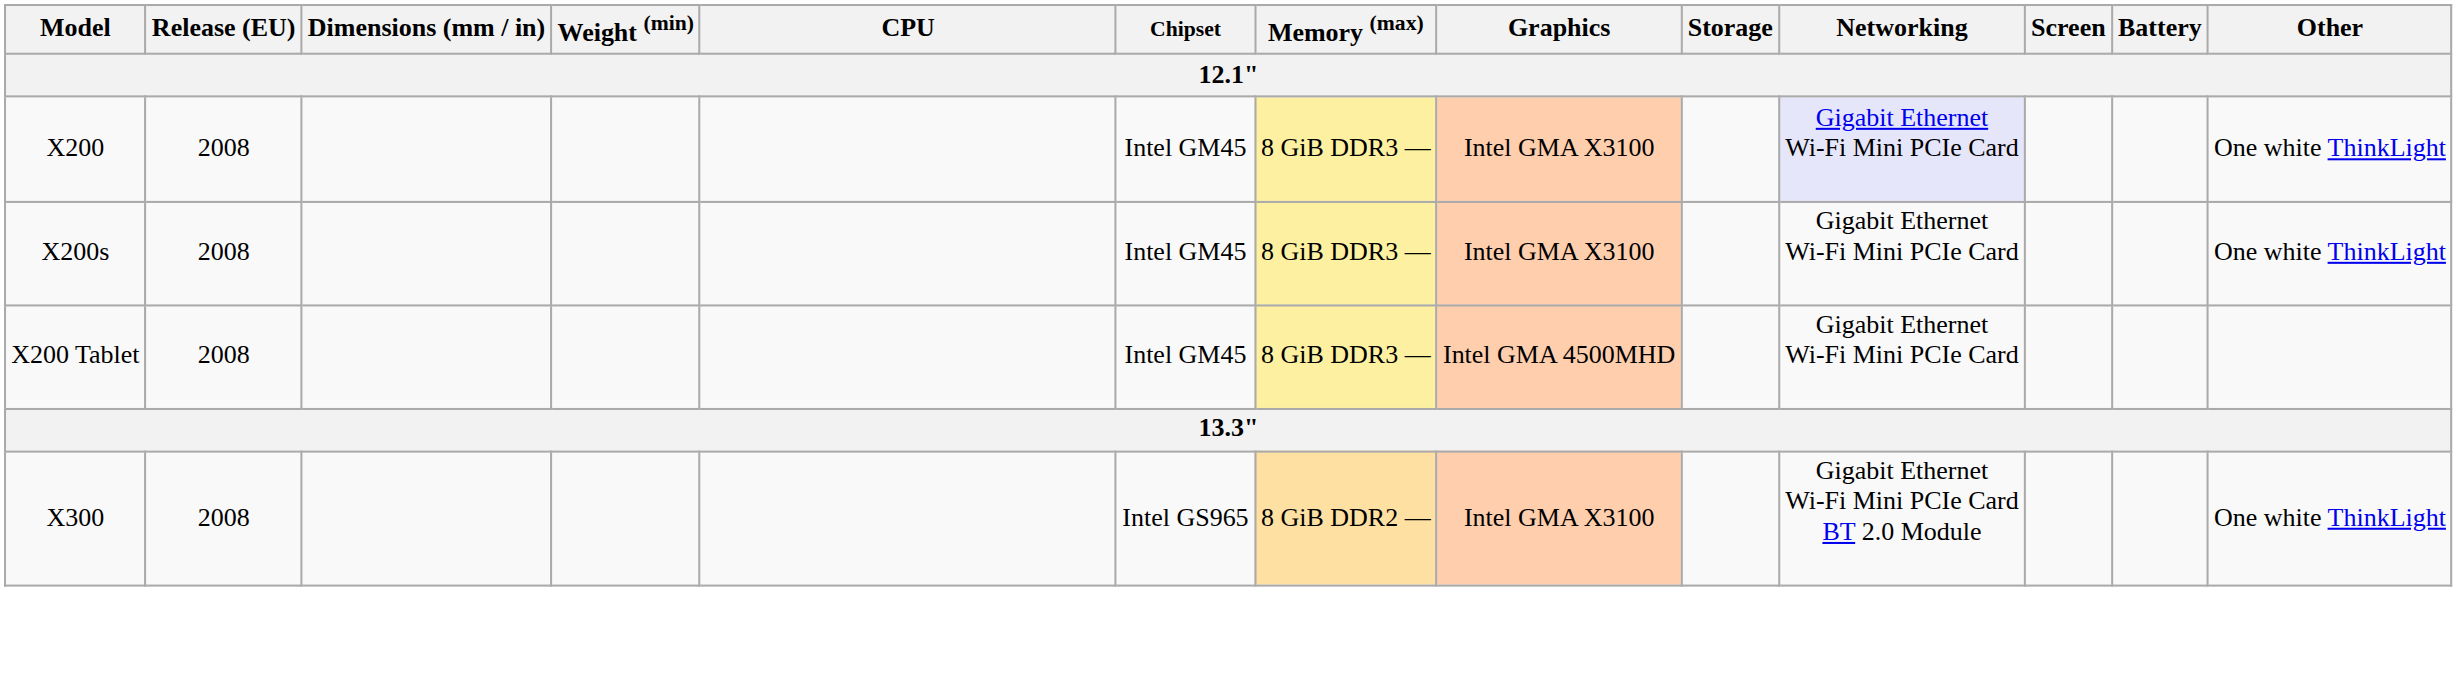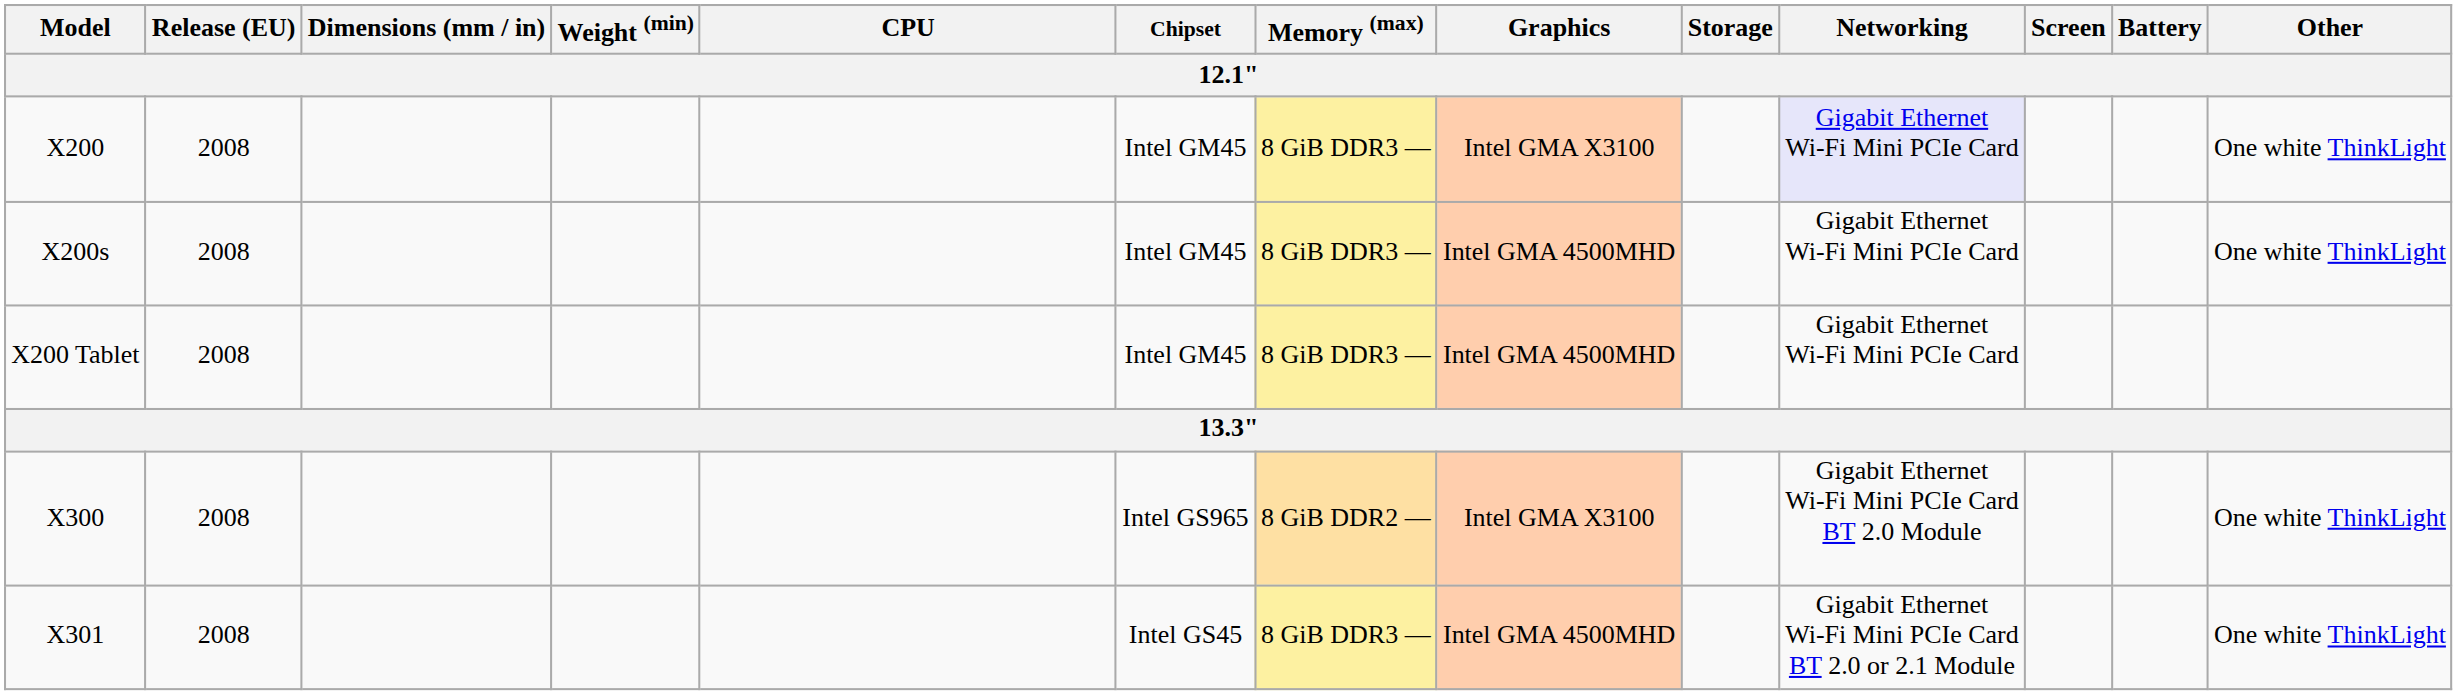(1559, 252) Intel GMA X3100 -> (1559, 252) Intel GMA 4500MHD
+ row: (75, 636)
